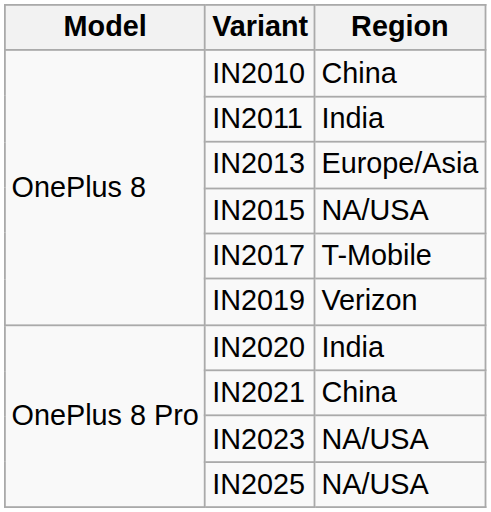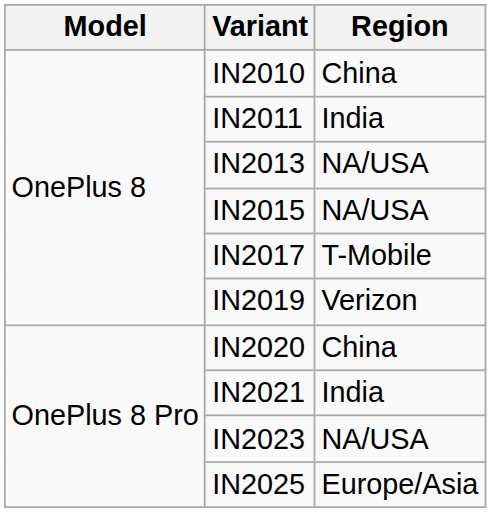(400, 164) Europe/Asia -> (375, 164) NA/USA
(353, 347) India -> (359, 347) China
(359, 392) China -> (353, 392) India
(375, 484) NA/USA -> (400, 484) Europe/Asia
